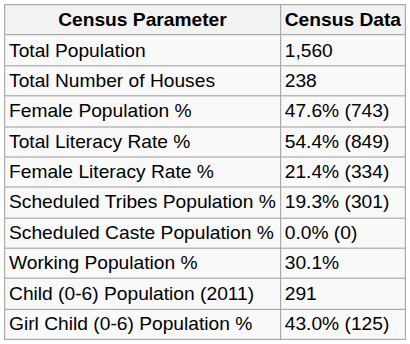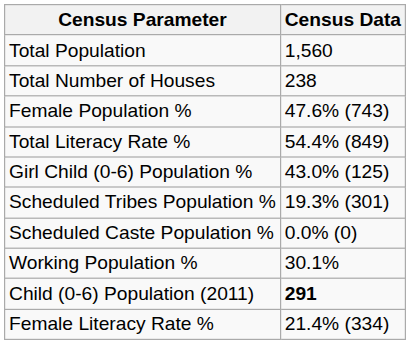rows swapped: (111, 171) <-> (131, 324)
(301, 293) normal -> (301, 293) bold
